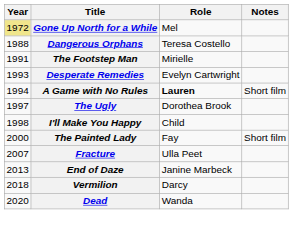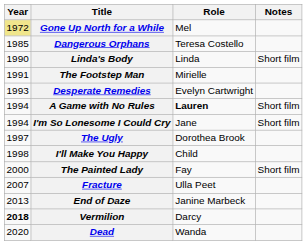(18, 43) 1988 -> (18, 43) 1985
+ row: (102, 59)
+ row: (102, 122)
(18, 185) normal -> (18, 216) bold
